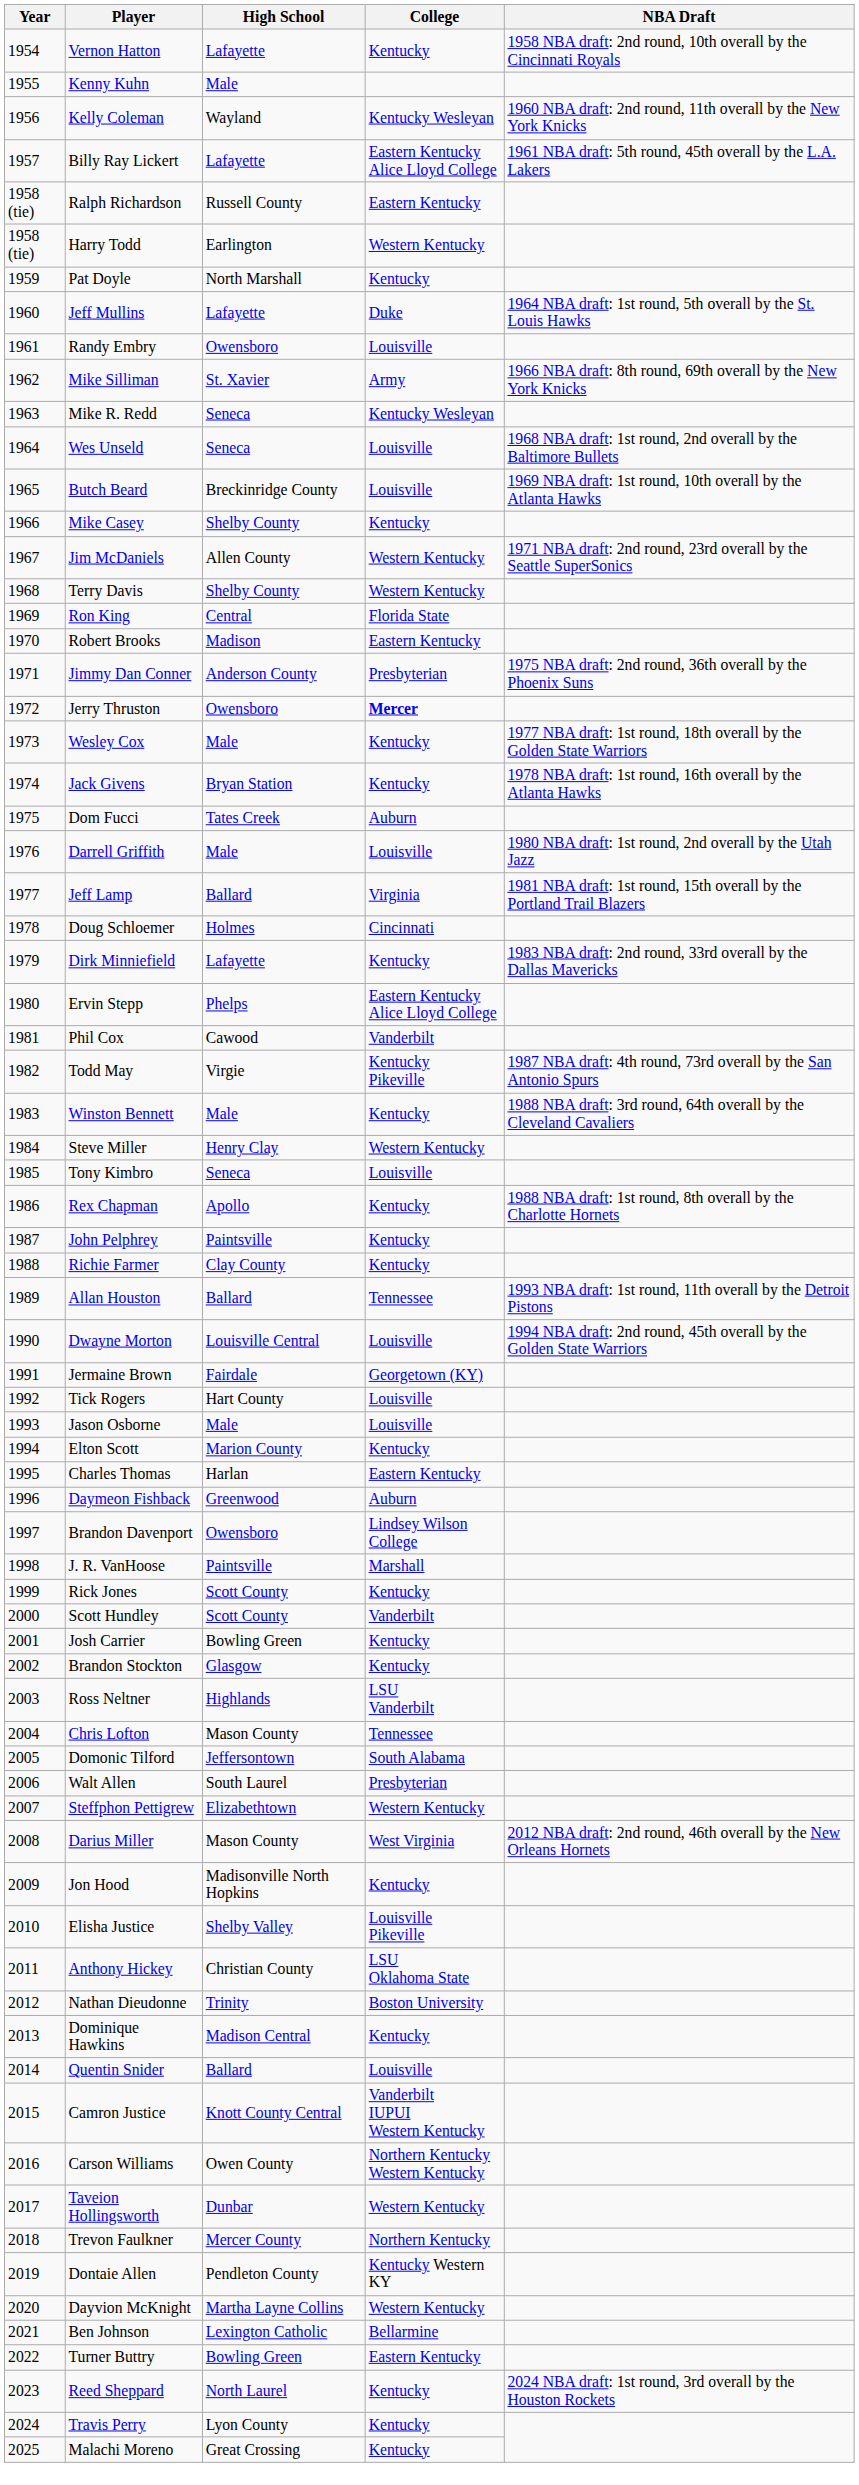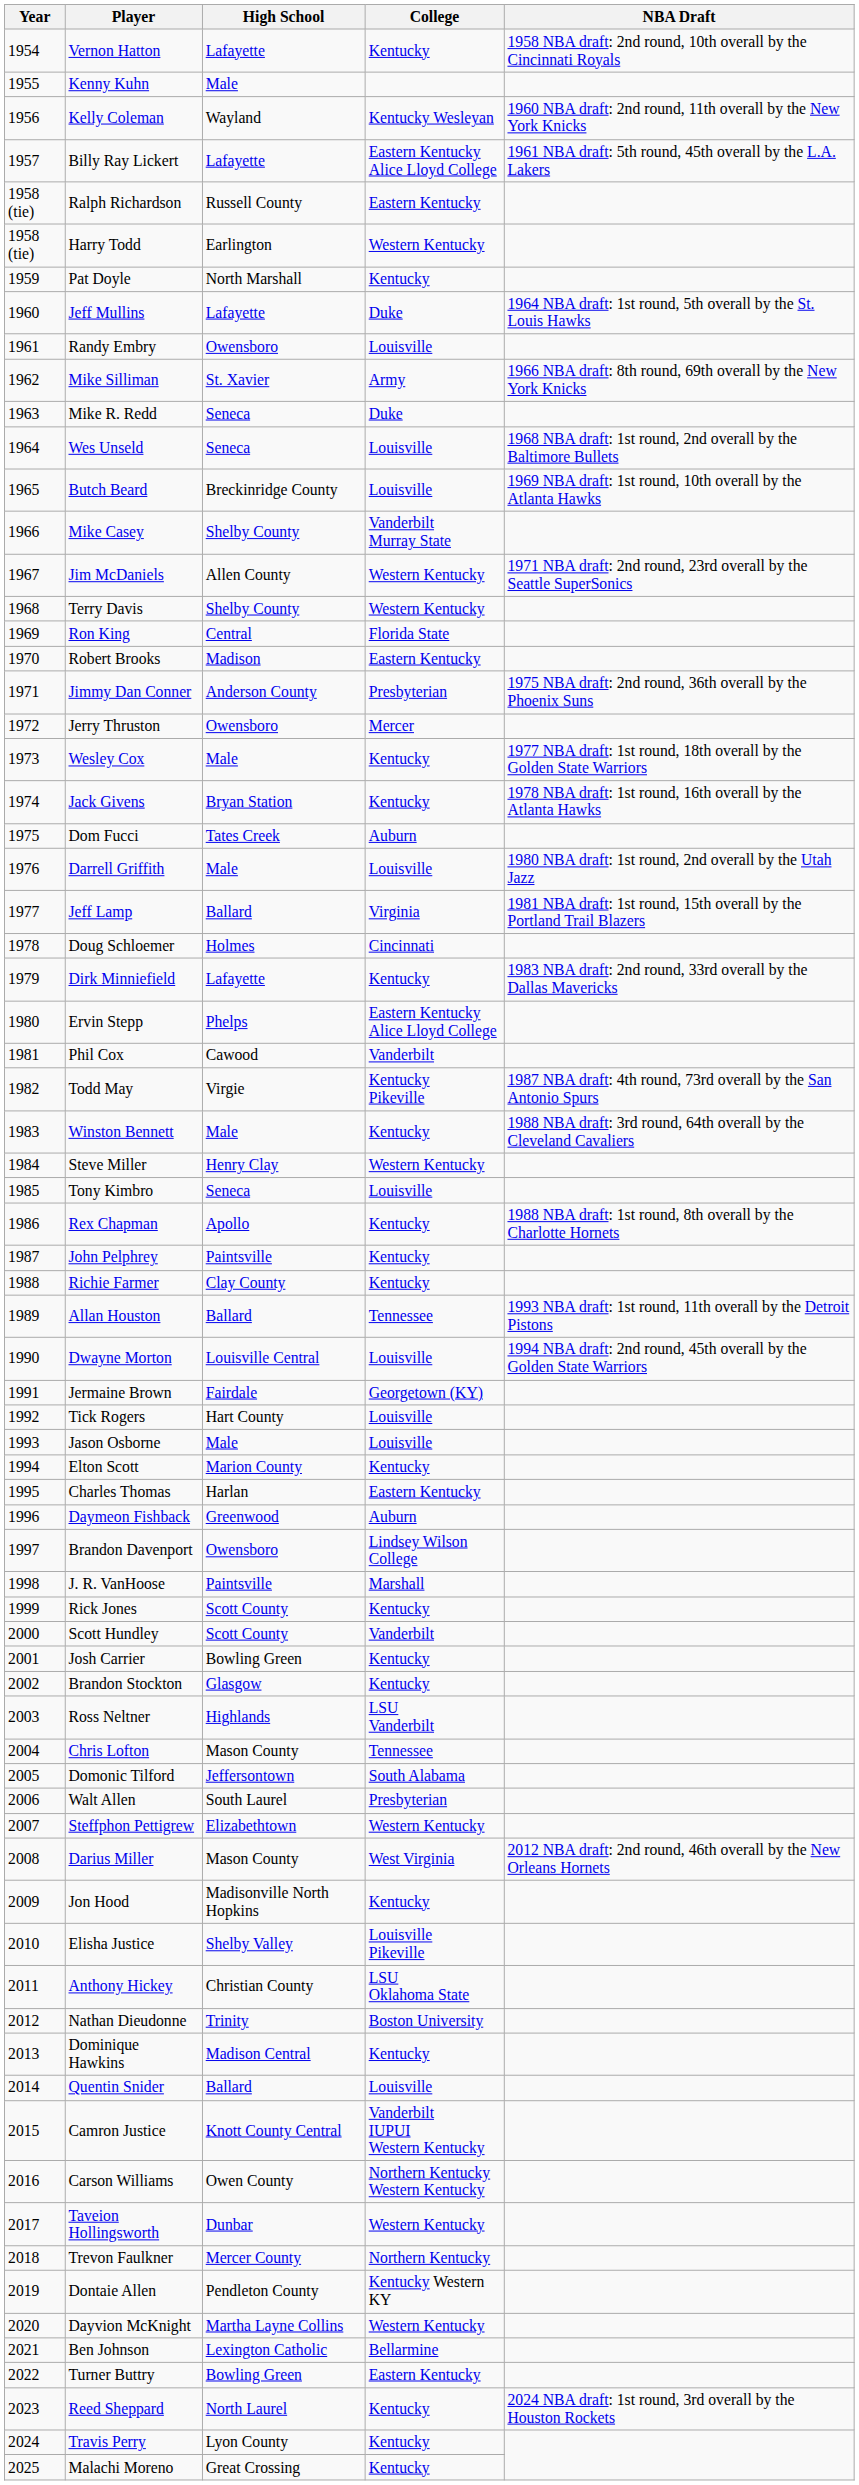(431, 413) Kentucky Wesleyan -> (386, 413) Duke
(399, 523) Kentucky -> (410, 532) Vanderbilt Murray State
(393, 708) bold -> (391, 725) normal
